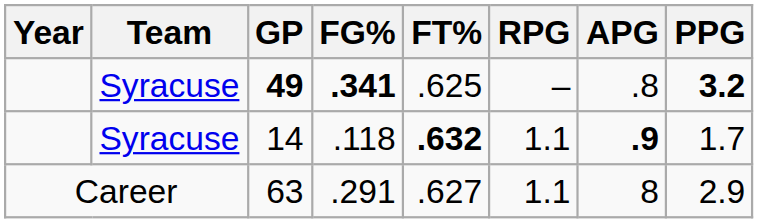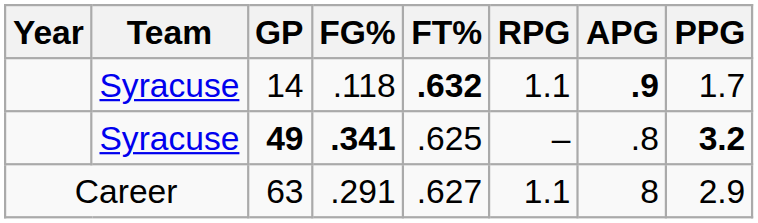rows swapped: (285, 85) <-> (285, 138)
